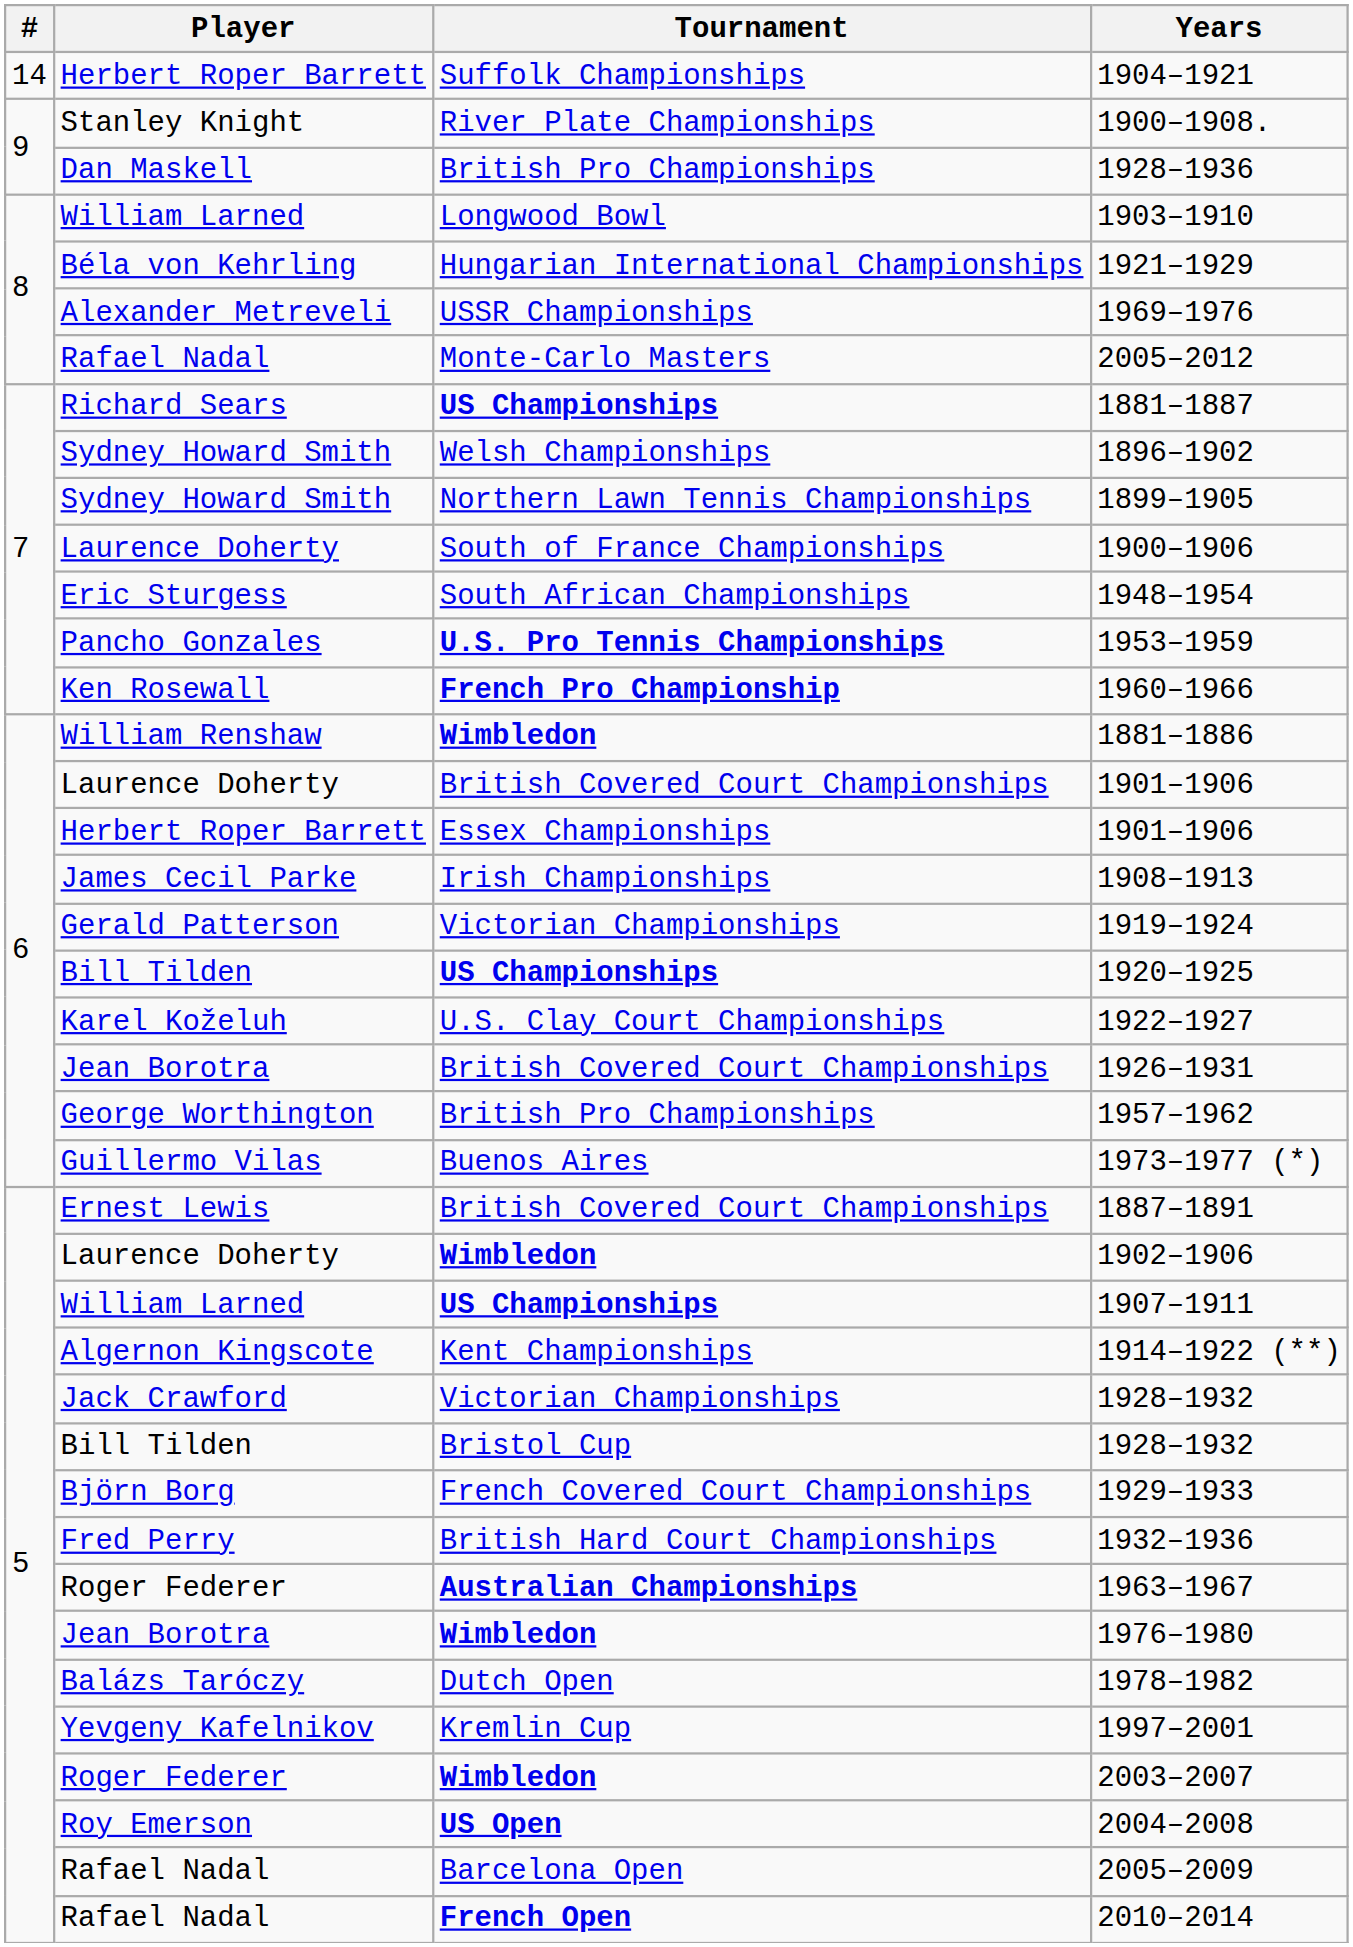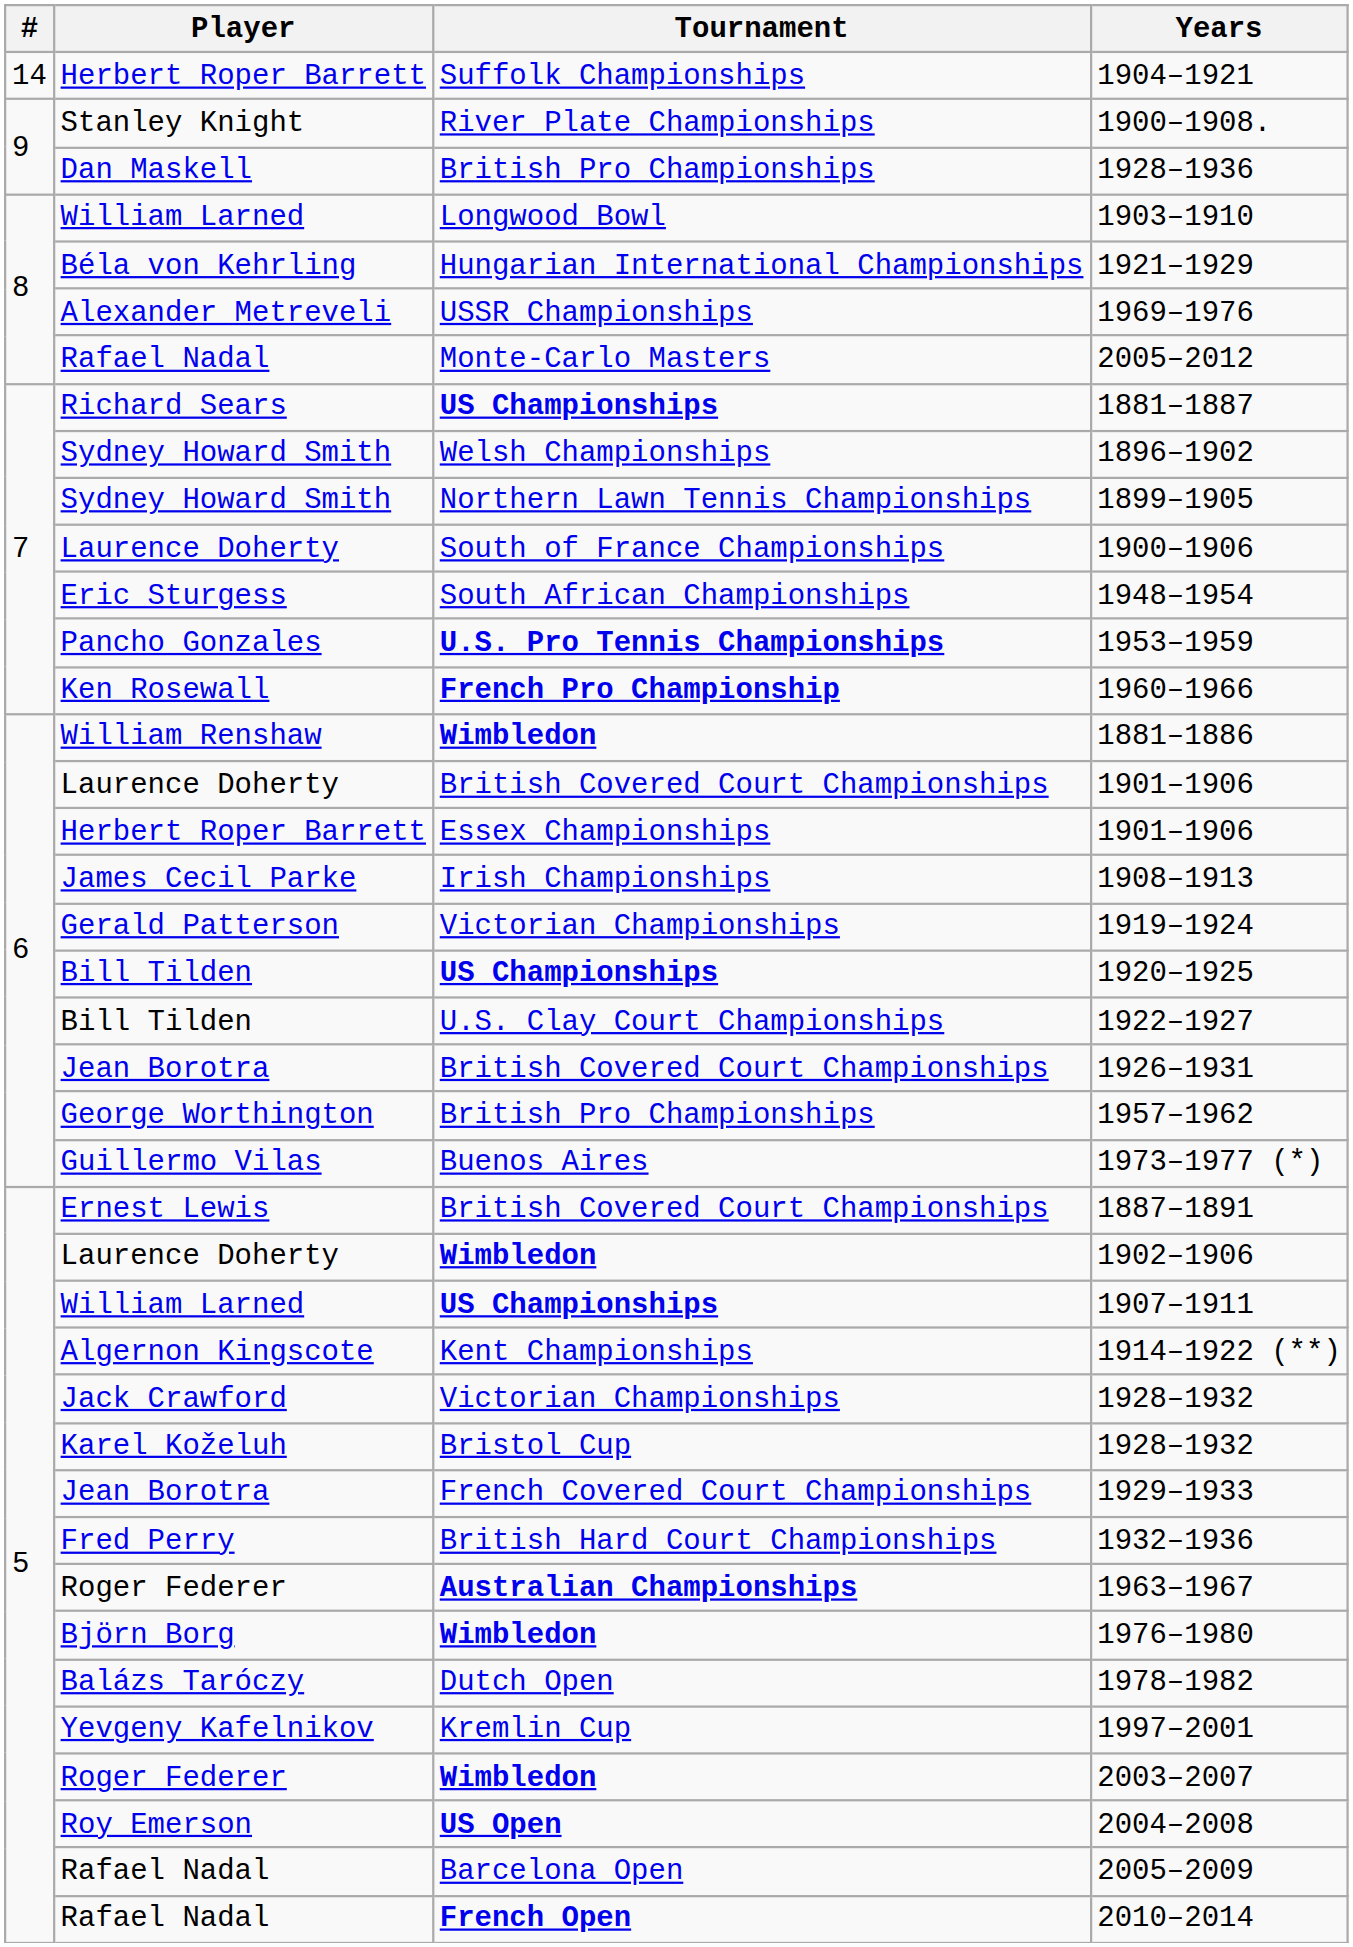(174, 1021) Karel Koželuh -> (156, 1021) Bill Tilden
(156, 1446) Bill Tilden -> (174, 1446) Karel Koželuh
(148, 1493) Björn Borg -> (165, 1493) Jean Borotra
(165, 1635) Jean Borotra -> (148, 1635) Björn Borg
